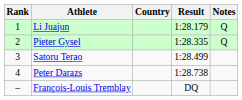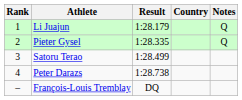columns swapped: (152, 12) <-> (191, 12)
